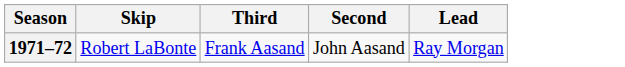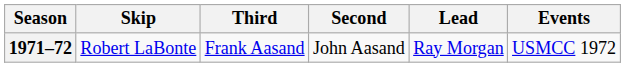+ column: (564, 18)
